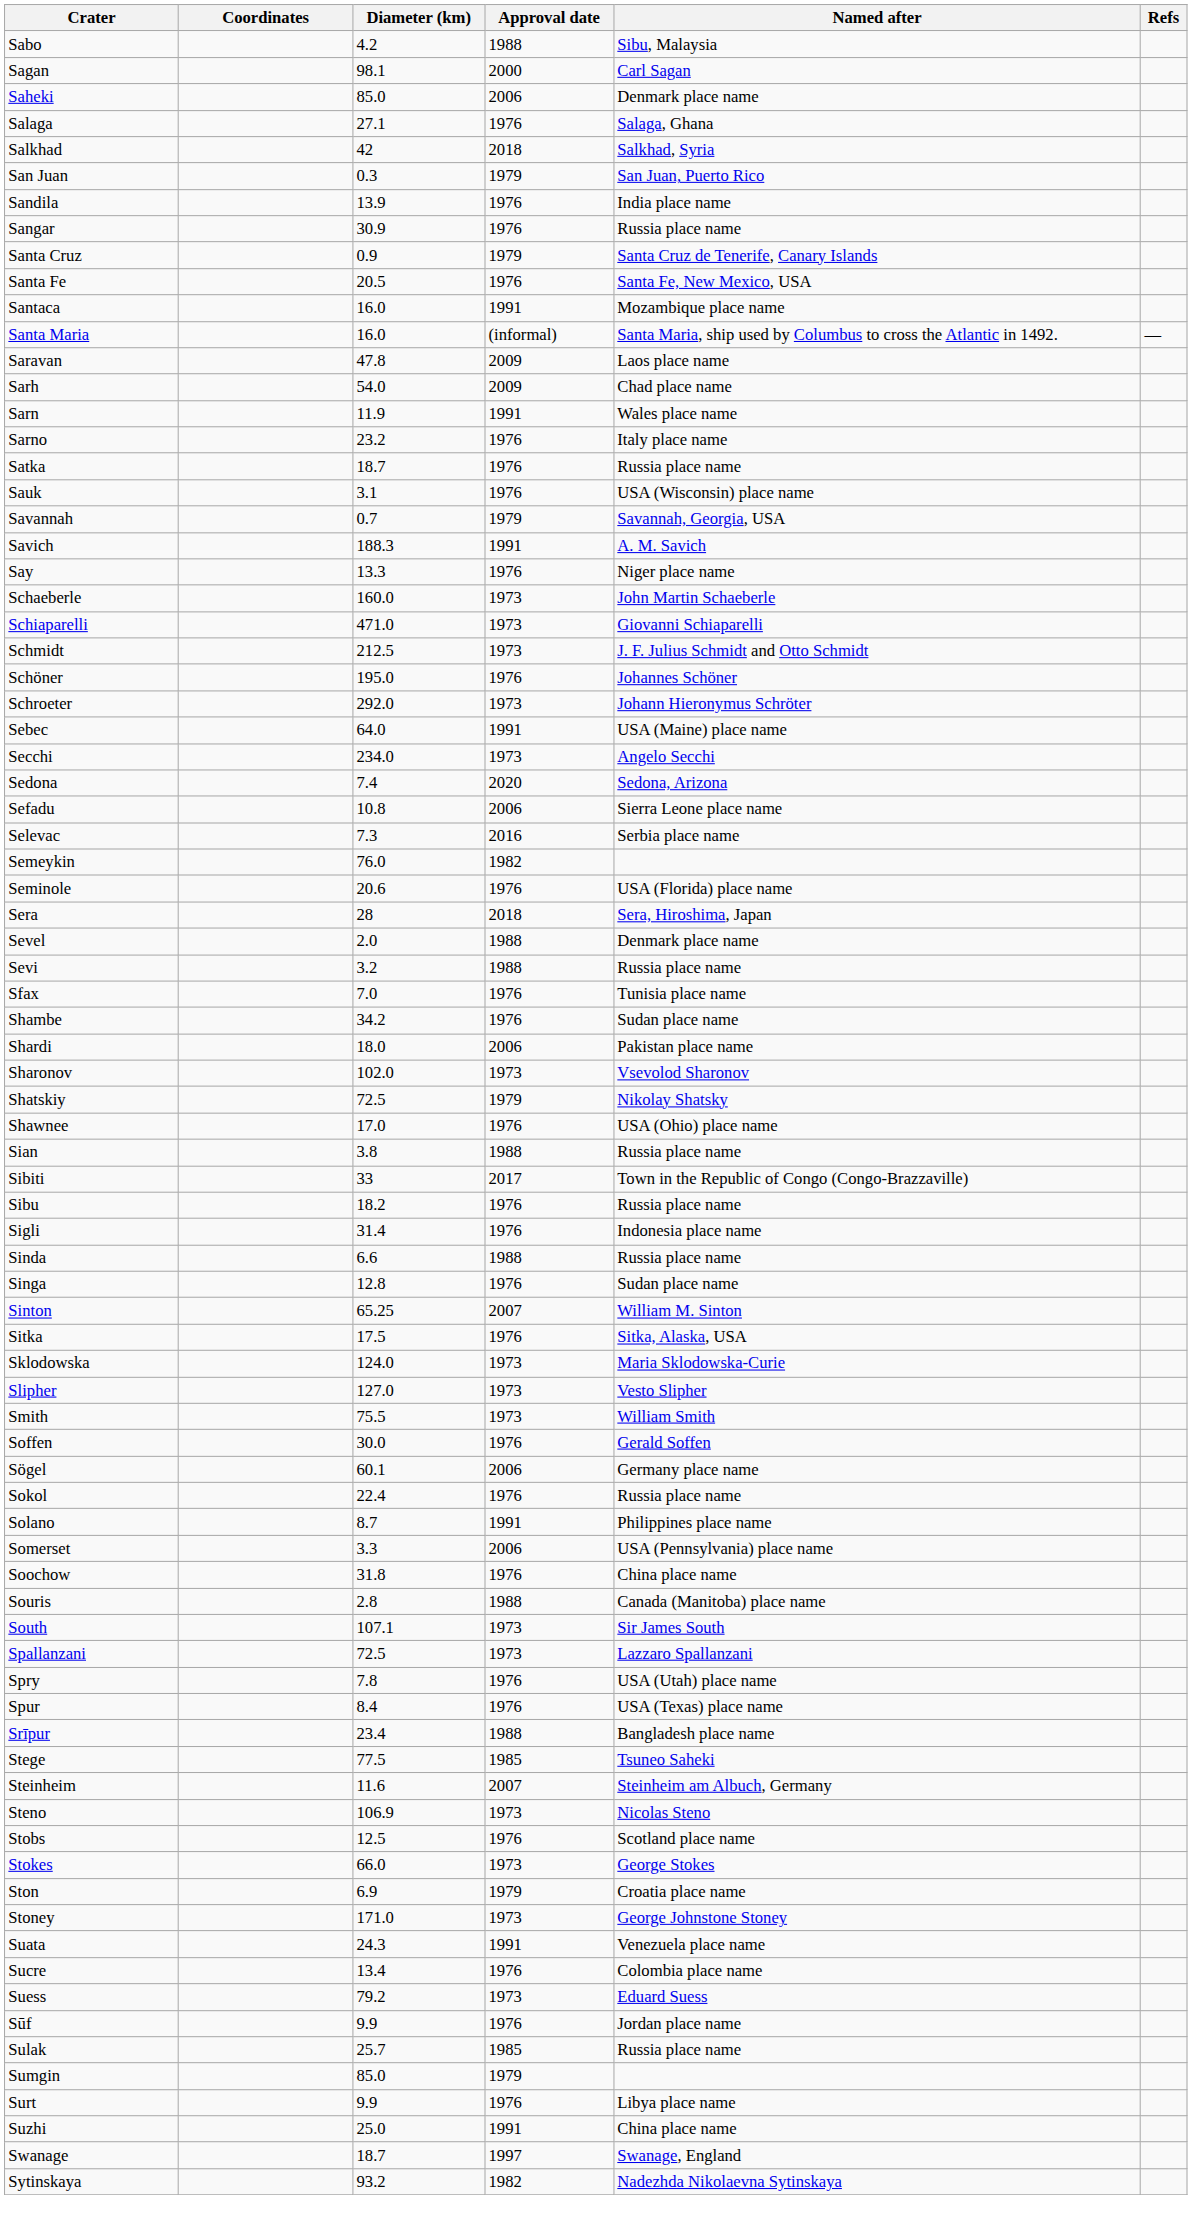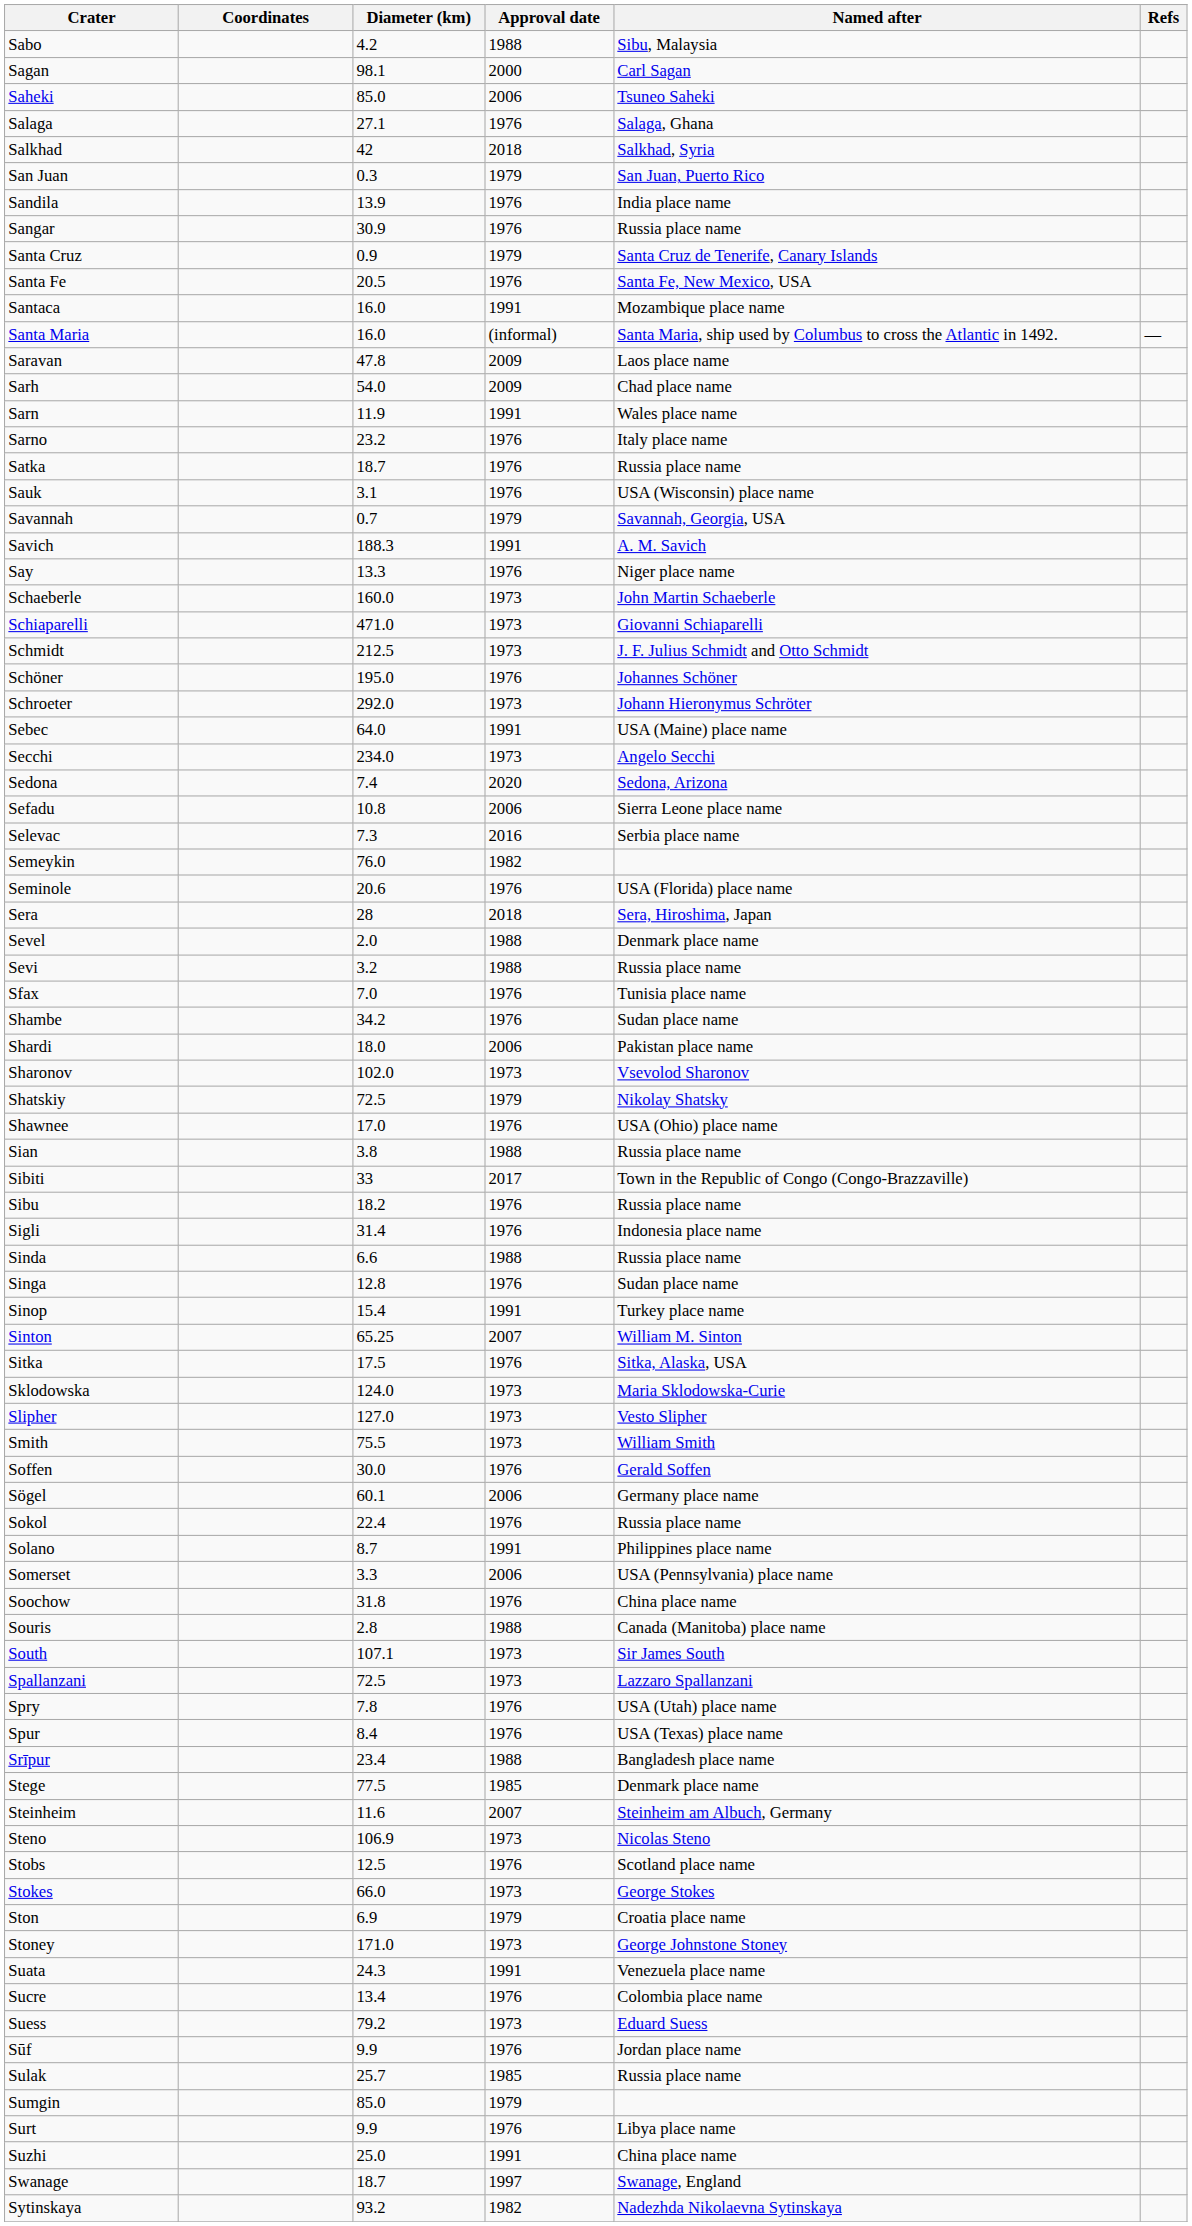(688, 96) Denmark place name -> (666, 96) Tsuneo Saheki
+ row: (28, 1310)
(666, 1759) Tsuneo Saheki -> (688, 1785) Denmark place name
